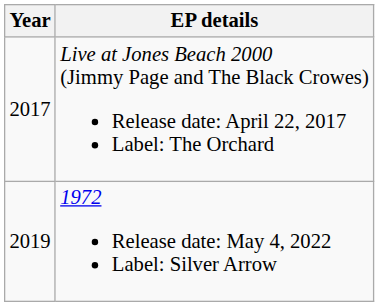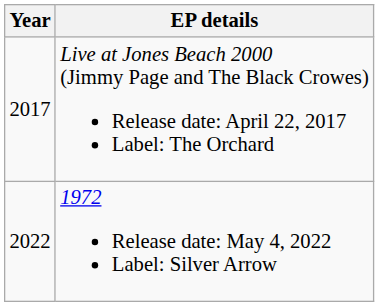(30, 241) 2019 -> (30, 241) 2022
